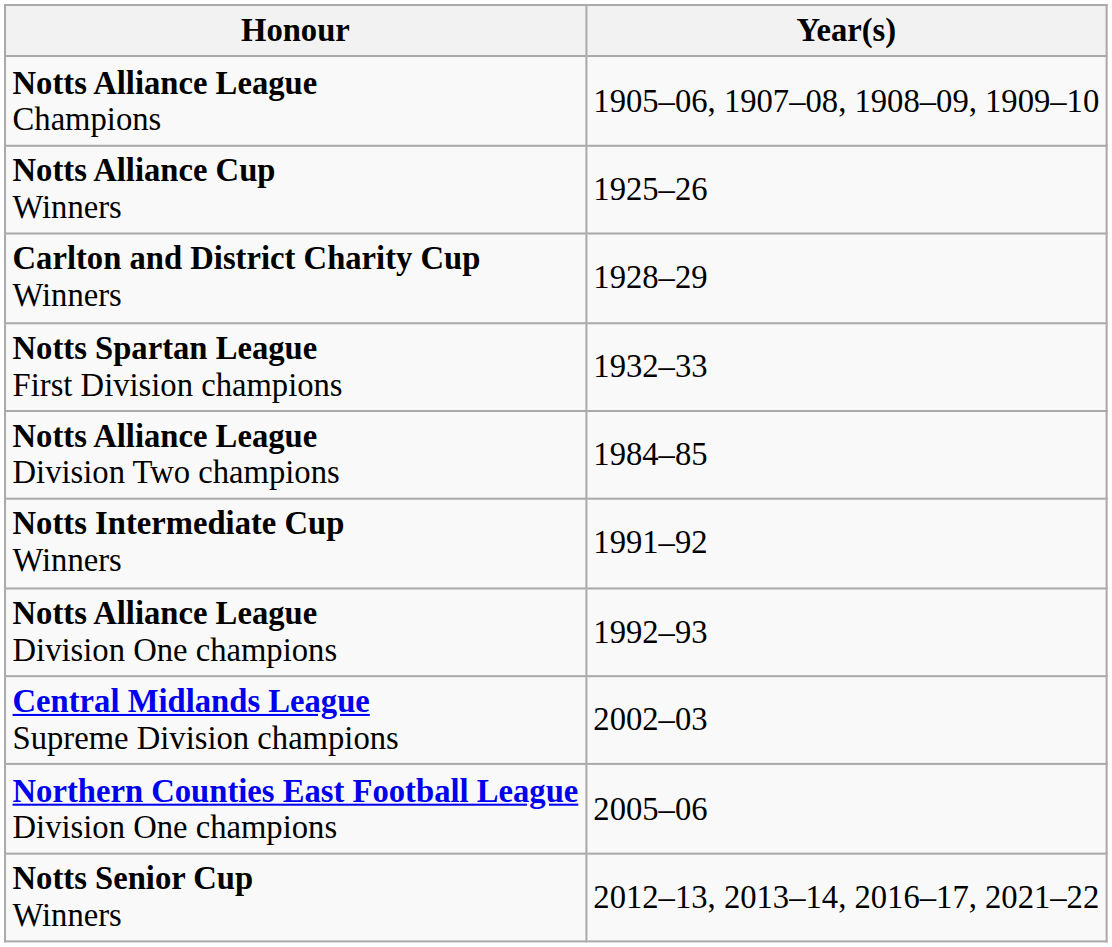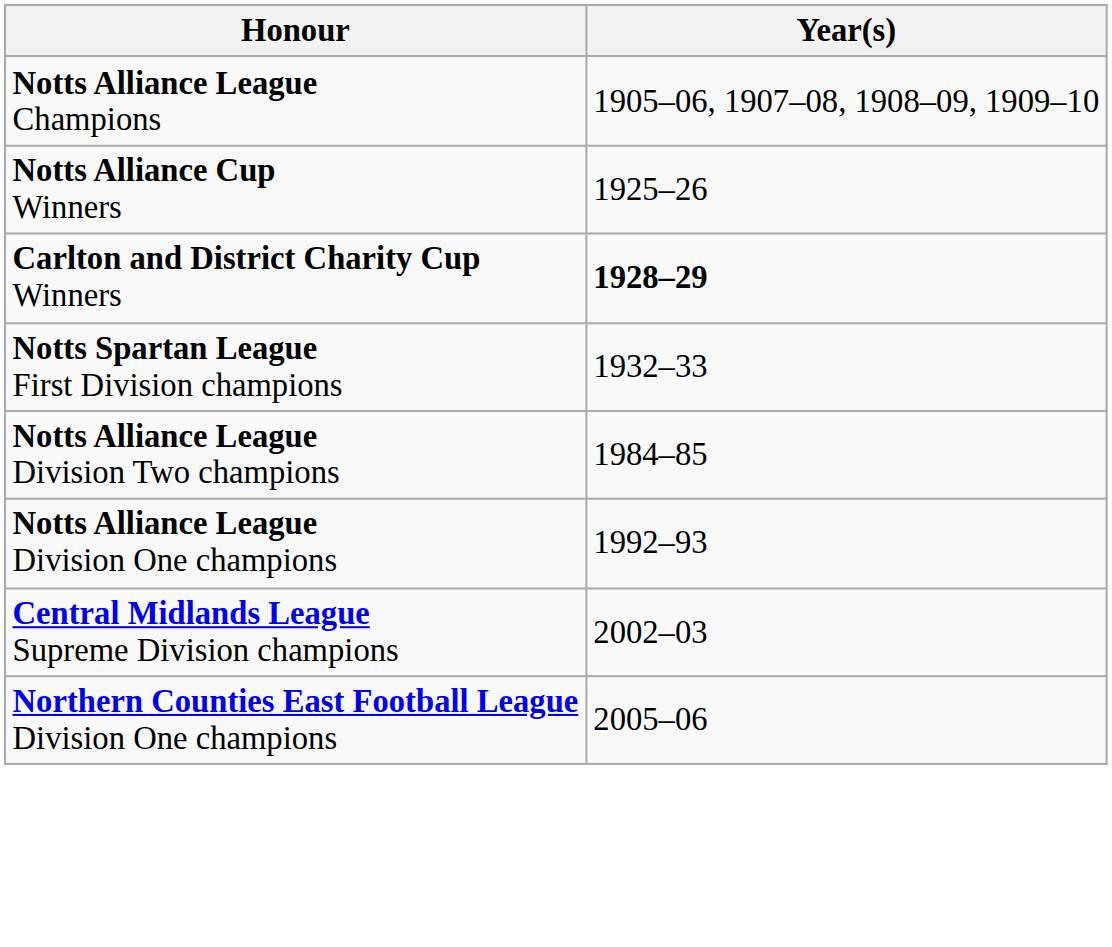(650, 277) normal -> (650, 277) bold
- row: (178, 542)
- row: (133, 896)
